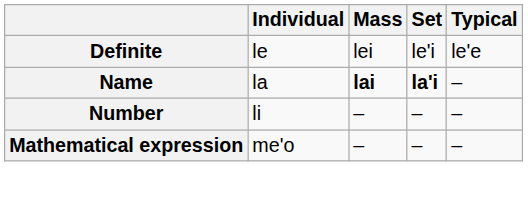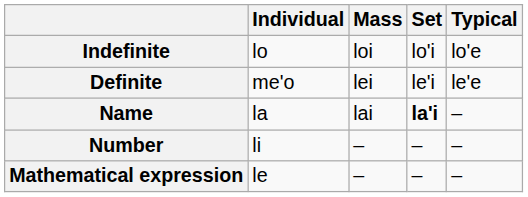+ row: (126, 51)
(260, 51) le -> (273, 82) me'o
(364, 82) bold -> (363, 113) normal
(273, 144) me'o -> (260, 176) le
